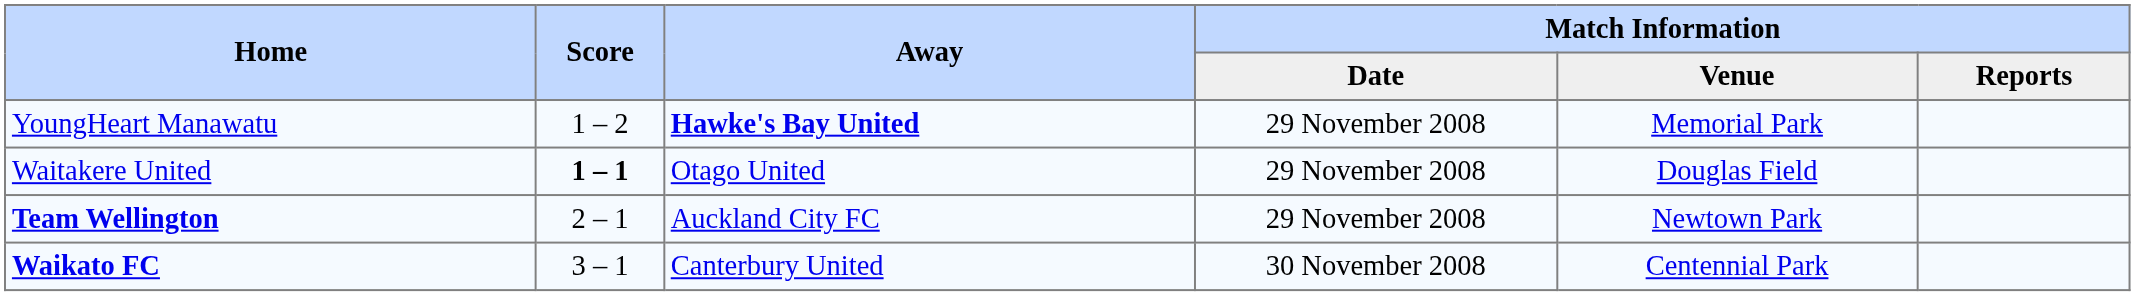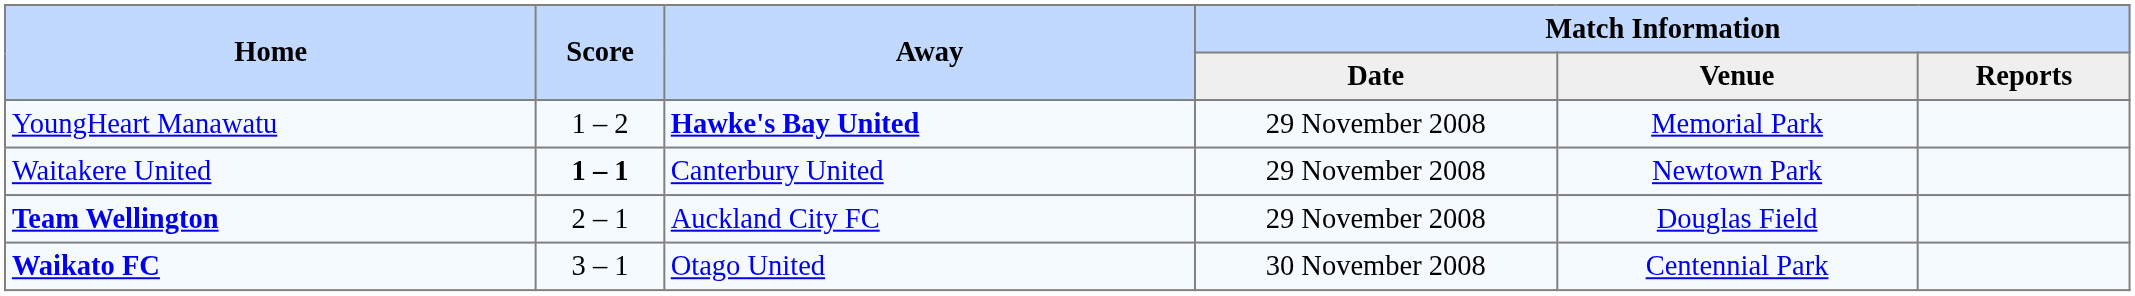(748, 170) Otago United -> (777, 170) Canterbury United
(1737, 170) Douglas Field -> (1737, 170) Newtown Park
(1737, 218) Newtown Park -> (1737, 218) Douglas Field
(777, 265) Canterbury United -> (748, 265) Otago United
